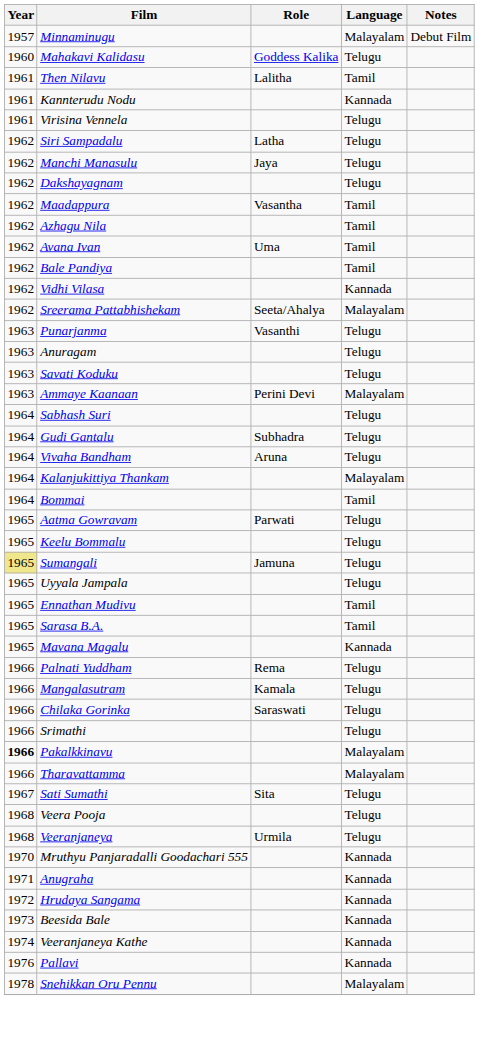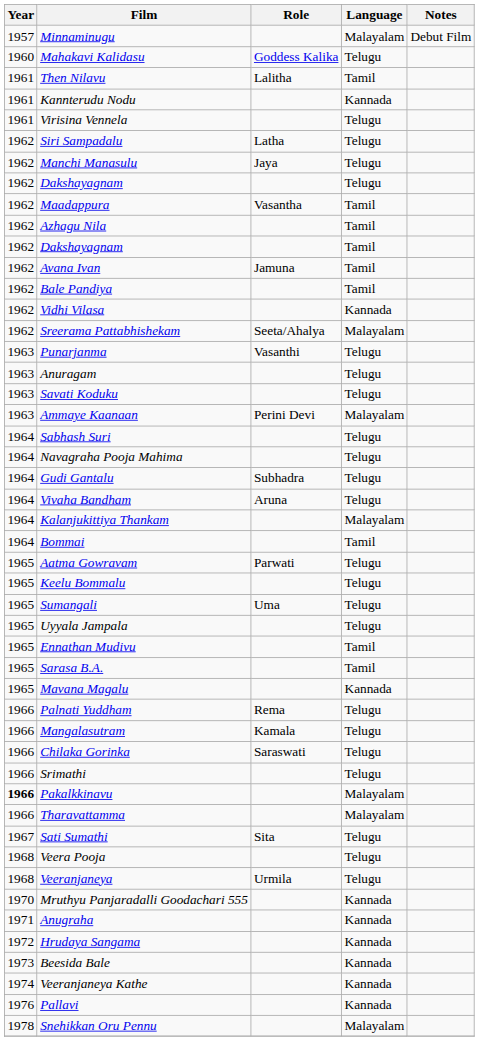+ row: (81, 246)
(267, 246) Uma -> (274, 267) Jamuna
+ row: (111, 457)
(21, 562) khaki background -> (21, 604) no background
(274, 562) Jamuna -> (267, 604) Uma
